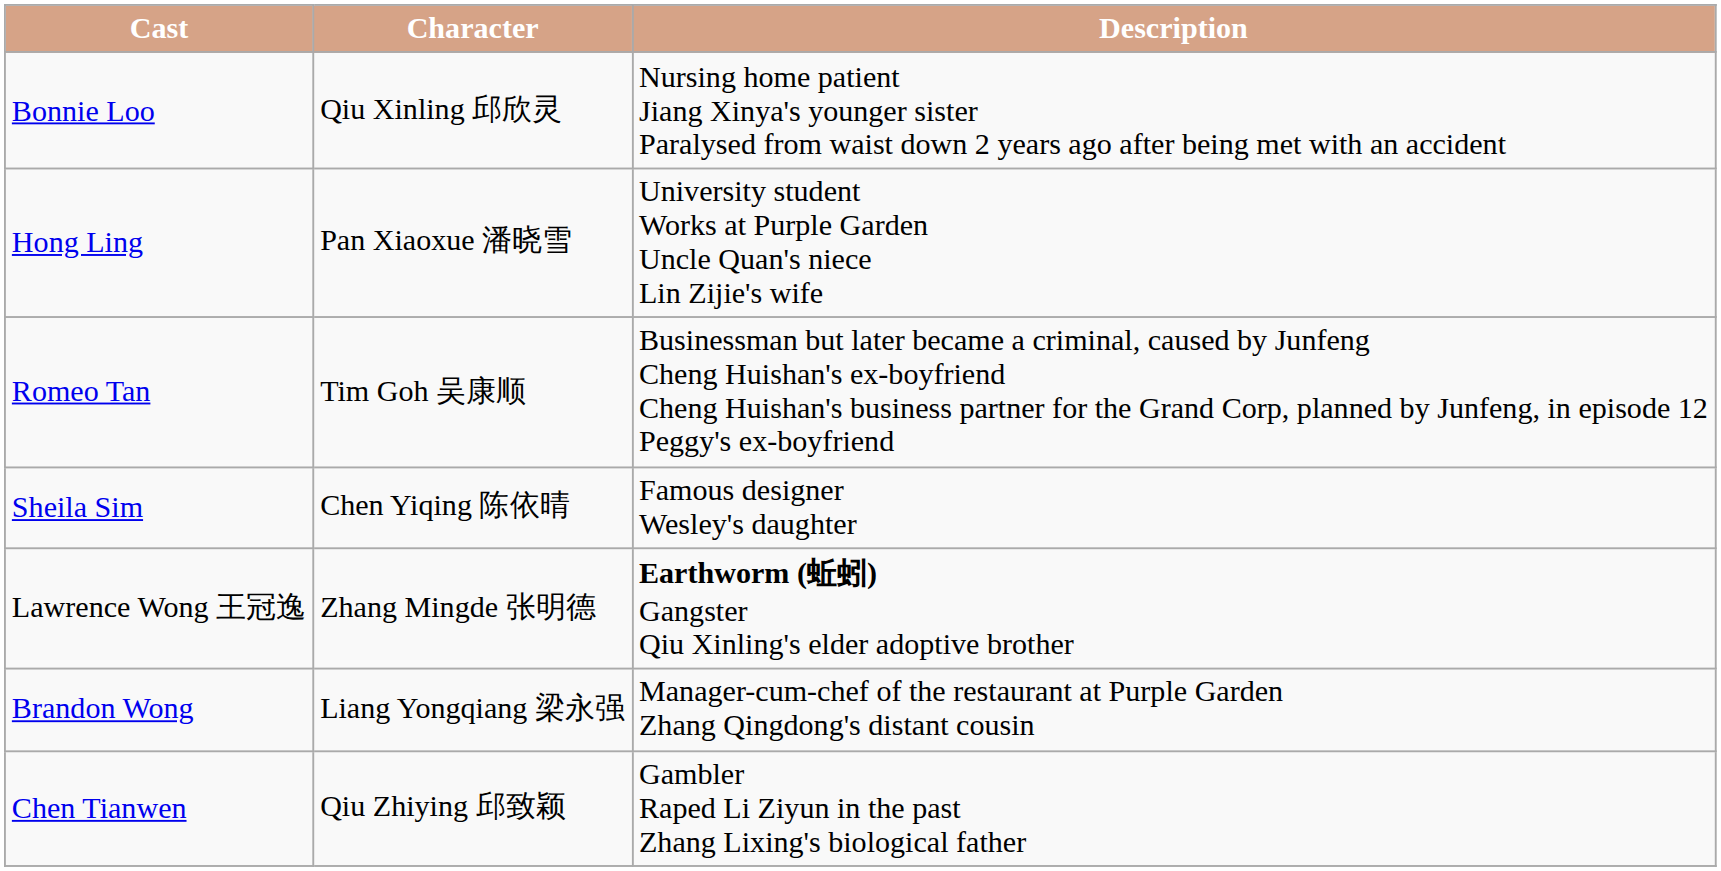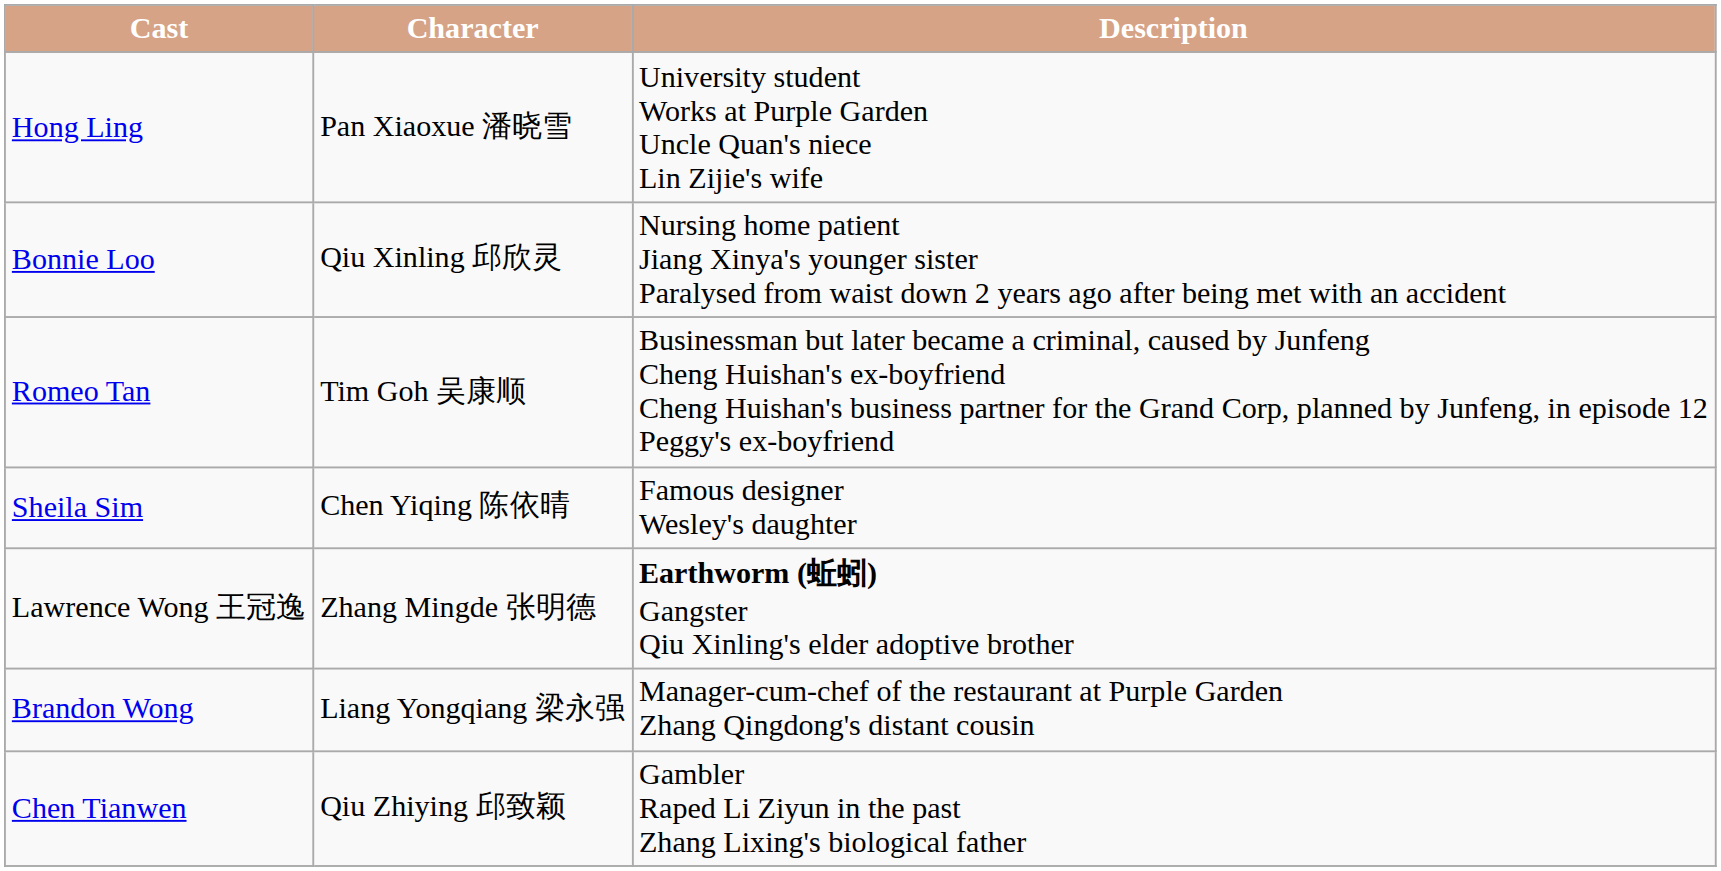rows swapped: (77, 242) <-> (83, 109)
